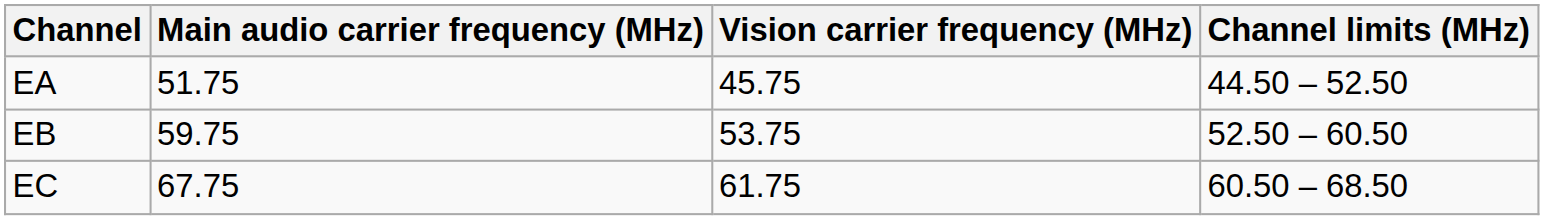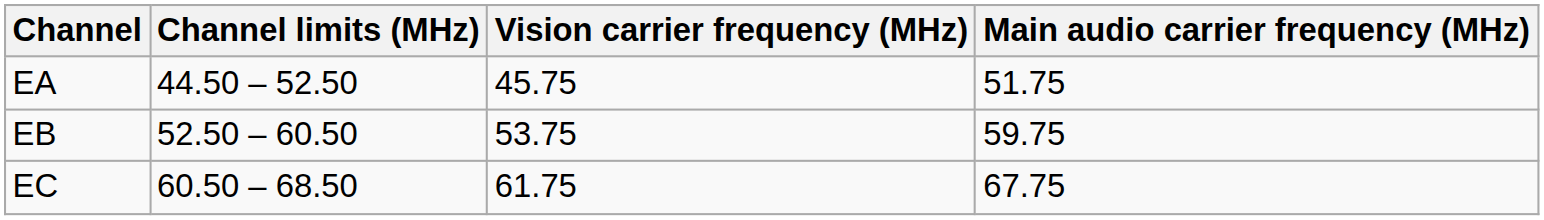columns swapped: (1369, 30) <-> (430, 30)
